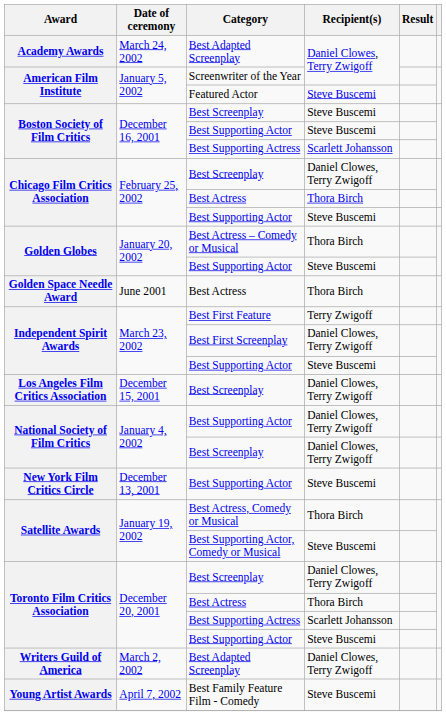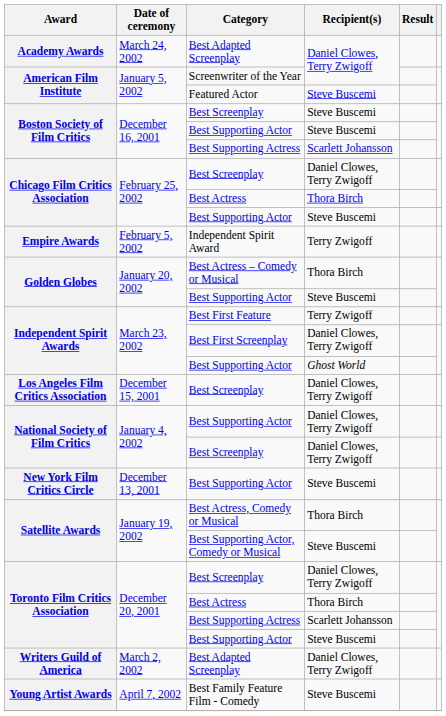+ row: (61, 241)
- row: (61, 291)
(342, 365) Steve Buscemi -> (336, 365) Ghost World
